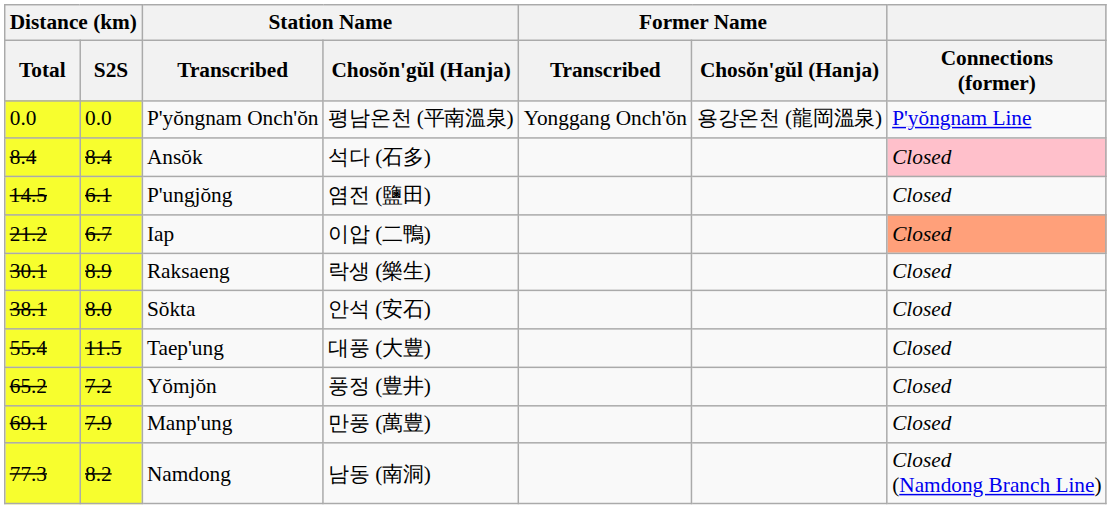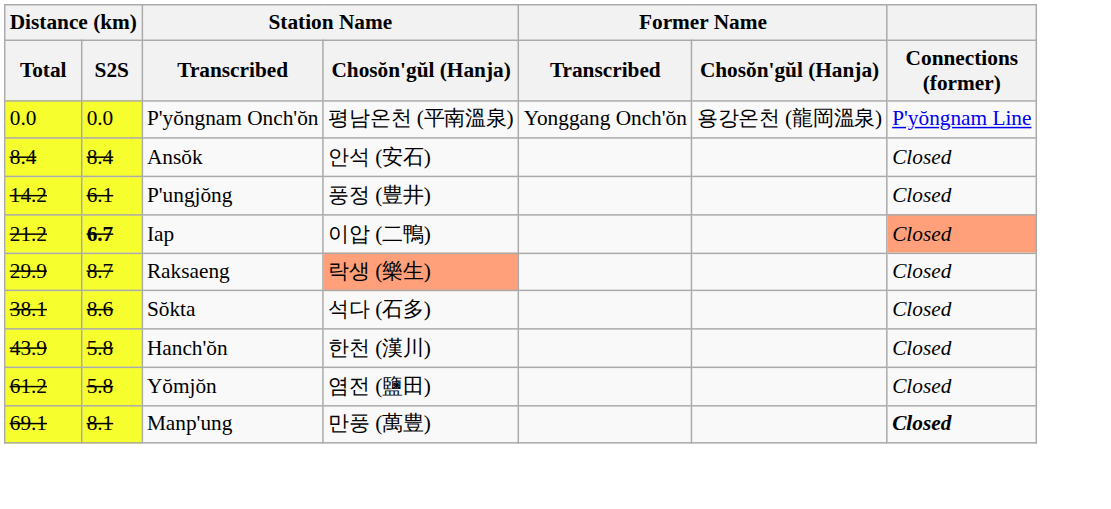(380, 157) 석다 (石多) -> (380, 157) 안석 (安石)
(922, 157) pink background -> (922, 157) no background
(28, 195) 14.5 -> (28, 195) 14.2
(380, 195) 염전 (鹽田) -> (380, 195) 풍정 (豊井)
(98, 233) normal -> (100, 233) bold
(28, 271) 30.1 -> (28, 271) 29.9
(98, 271) 8.9 -> (100, 271) 8.7
(380, 271) no background -> (380, 271) lightsalmon background
(98, 309) 8.0 -> (100, 309) 8.6
(380, 309) 안석 (安石) -> (380, 309) 석다 (石多)
+ row: (187, 348)
- row: (185, 348)
(28, 386) 65.2 -> (28, 386) 61.2
(98, 386) 7.2 -> (100, 386) 5.8
(380, 386) 풍정 (豊井) -> (380, 386) 염전 (鹽田)
(98, 424) 7.9 -> (100, 424) 8.1
(922, 424) normal -> (922, 424) bold
- row: (189, 473)
